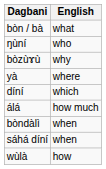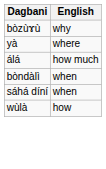- row: (25, 28)
- row: (16, 44)
- row: (15, 92)
